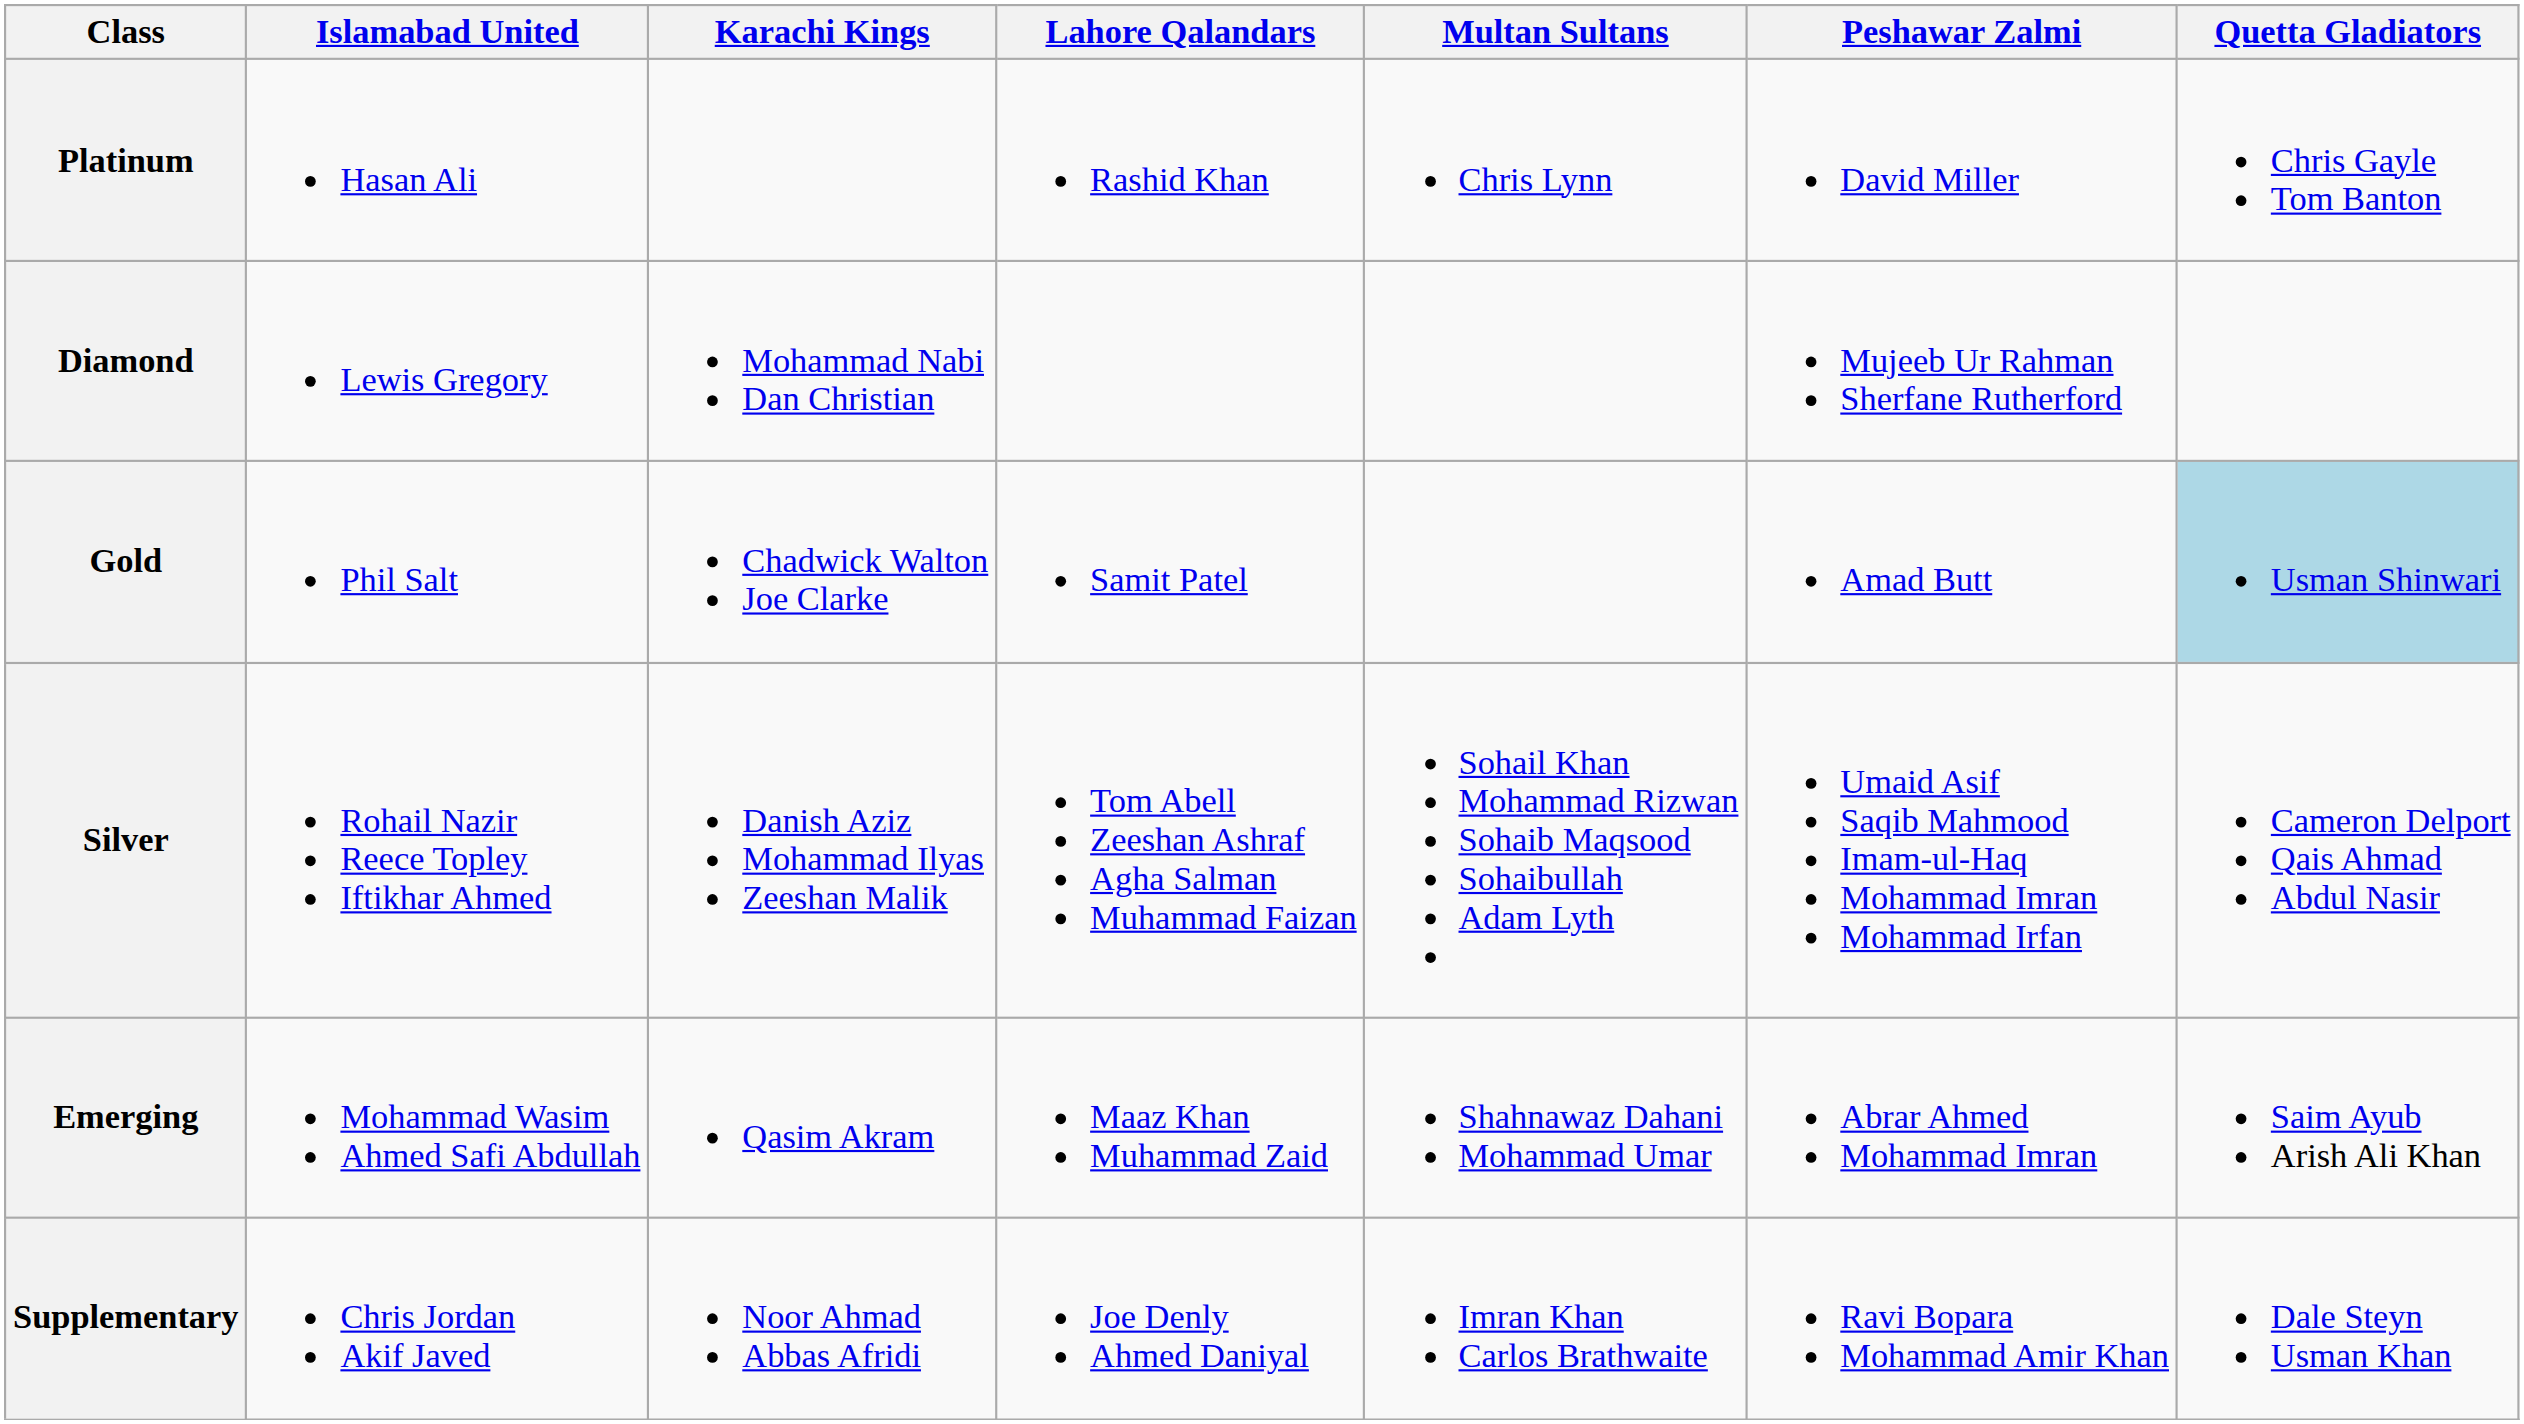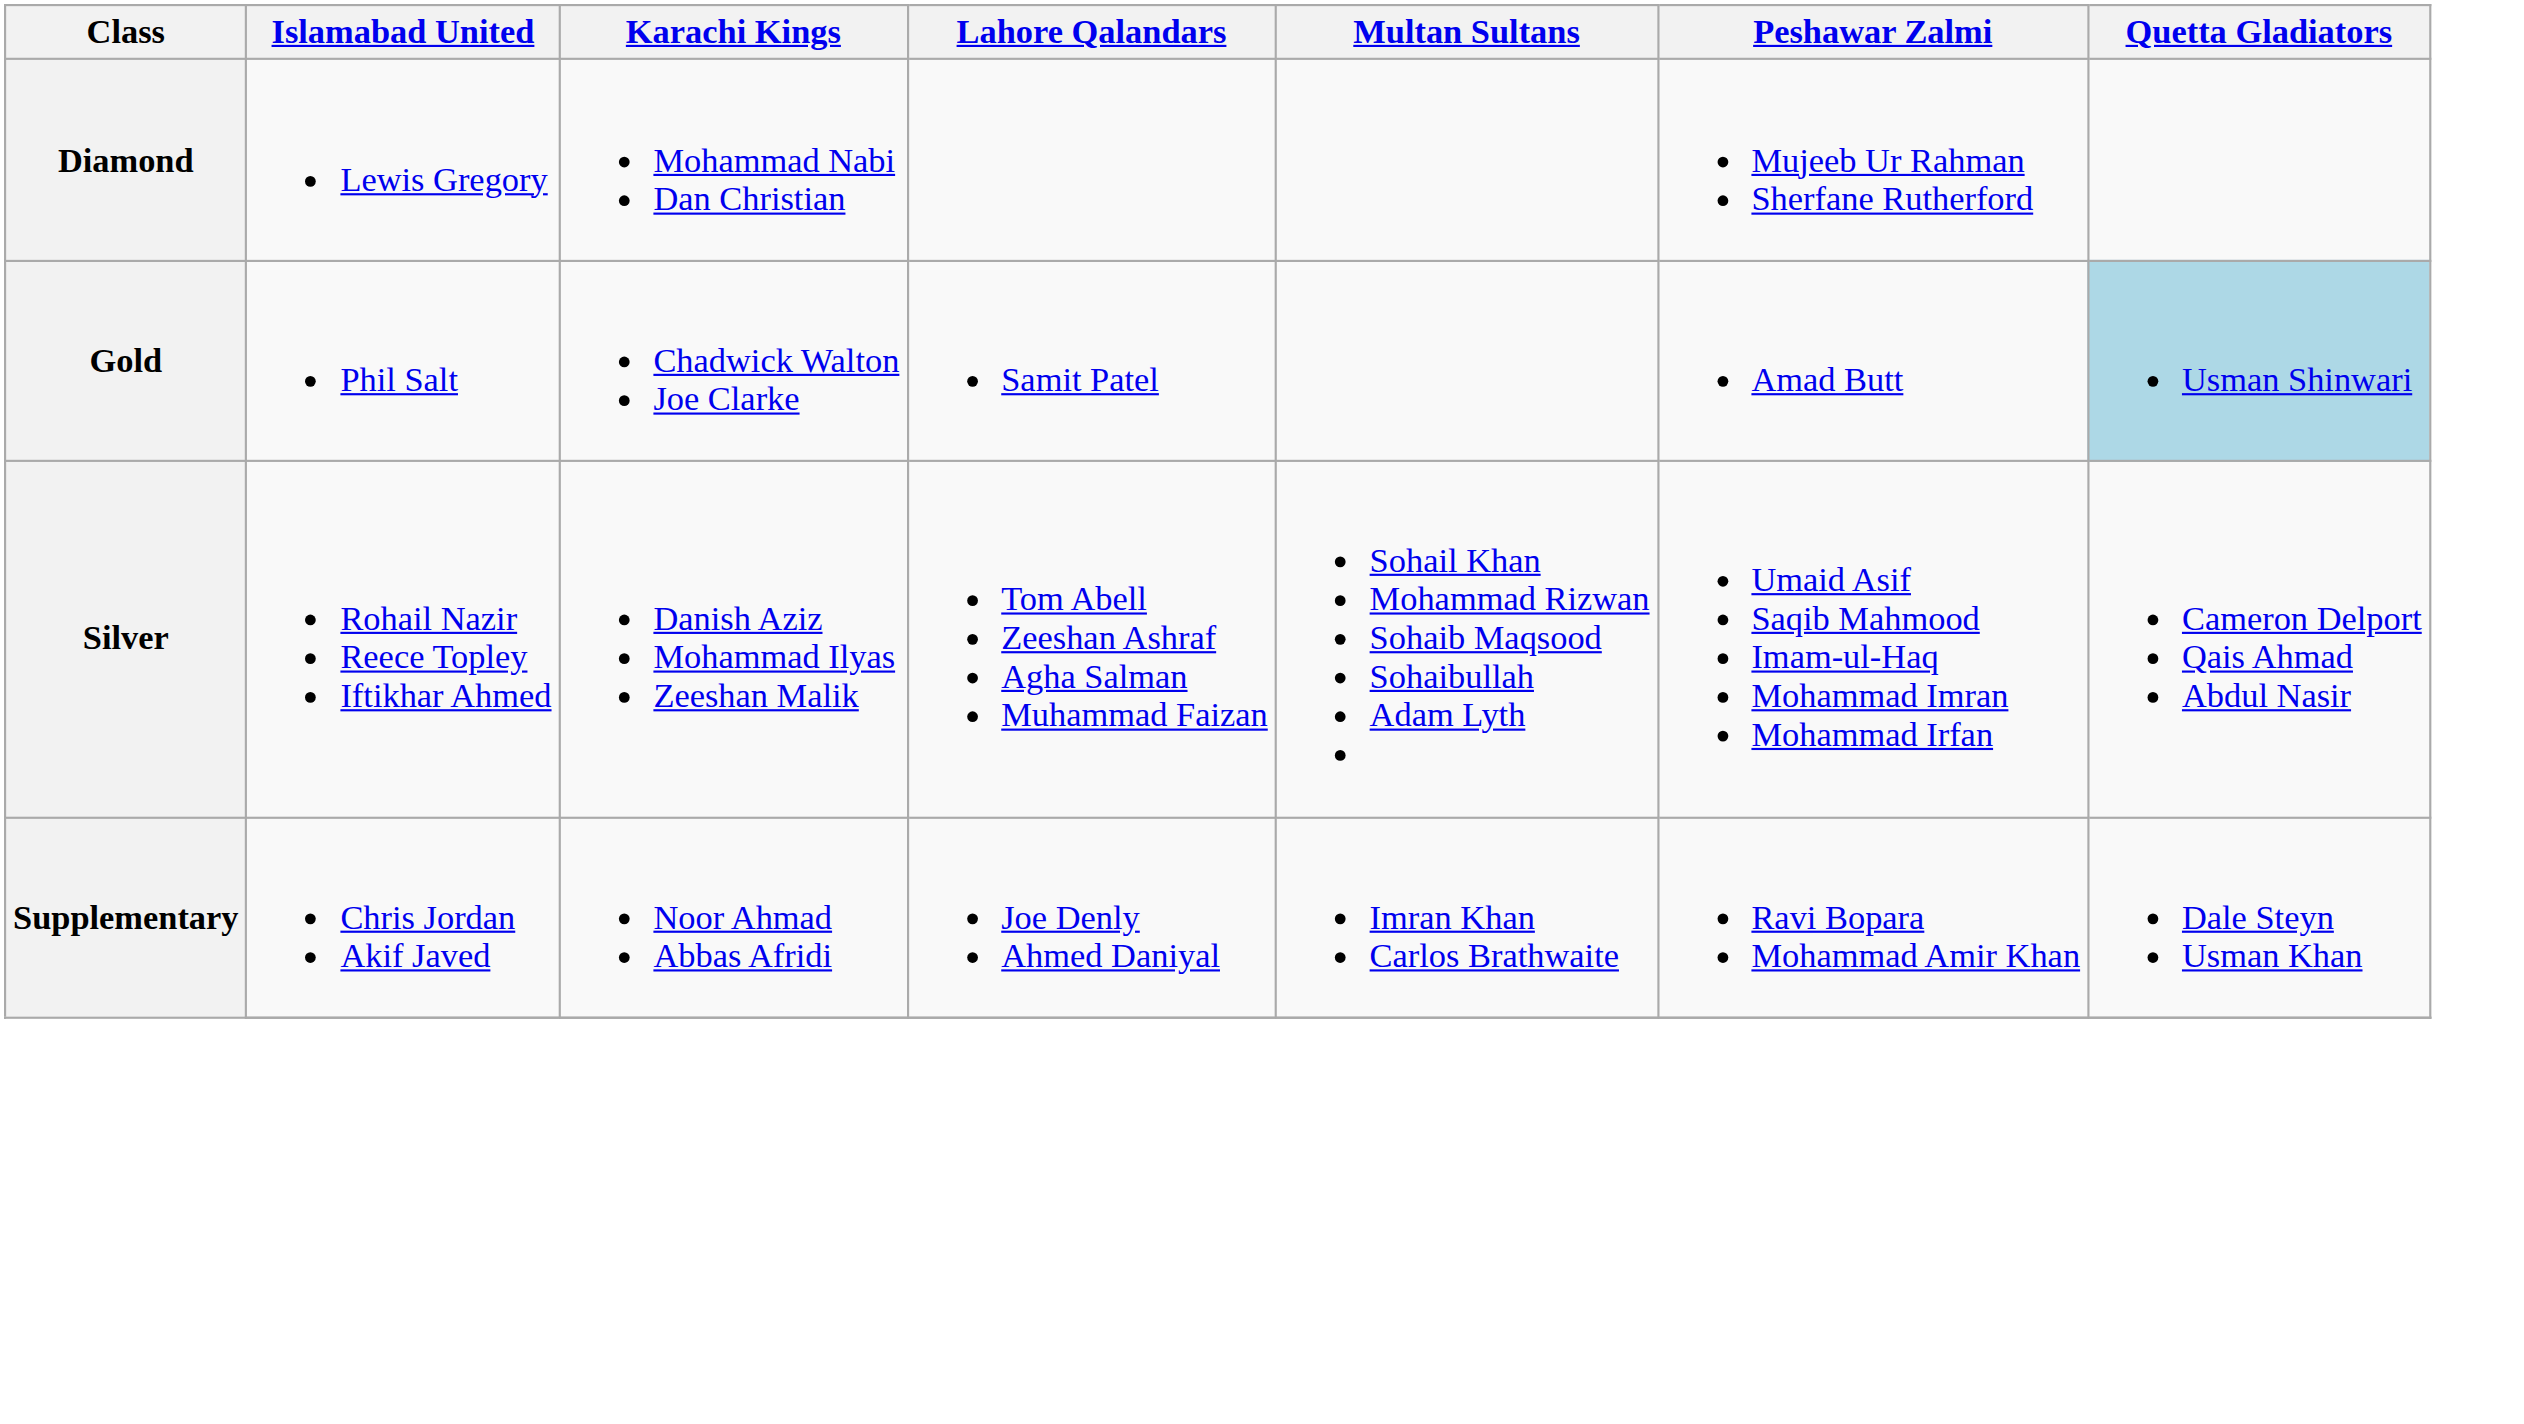- row: (126, 159)
- row: (126, 1117)
